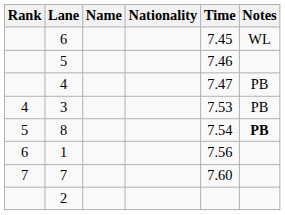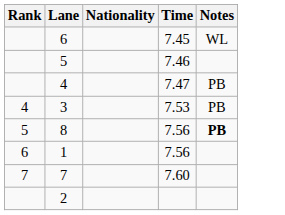- column: (104, 15)
(220, 130) 7.54 -> (177, 130) 7.56
